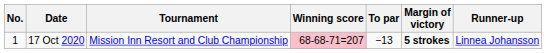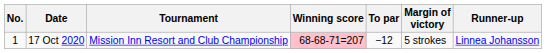(384, 41) −13 -> (384, 41) −12
(427, 41) bold -> (425, 41) normal
